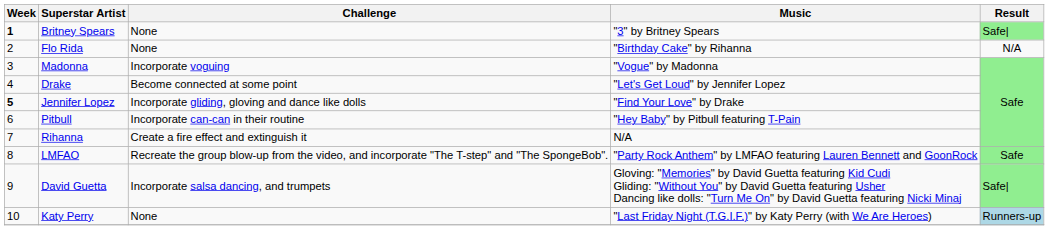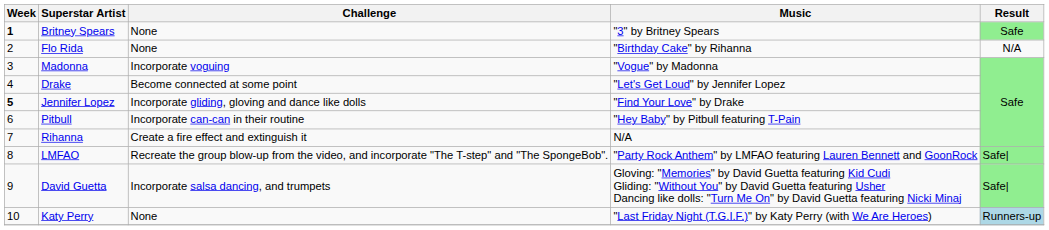(996, 31) Safe| -> (1012, 31) Safe
(1012, 155) Safe -> (996, 155) Safe|
